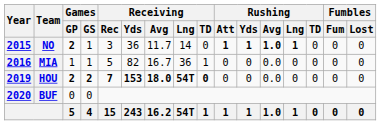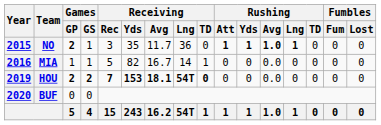(133, 46) 36 -> (133, 46) 35
(185, 46) 14 -> (185, 46) 36
(185, 62) 36 -> (185, 62) 14
(159, 79) 18.0 -> (159, 79) 18.1
